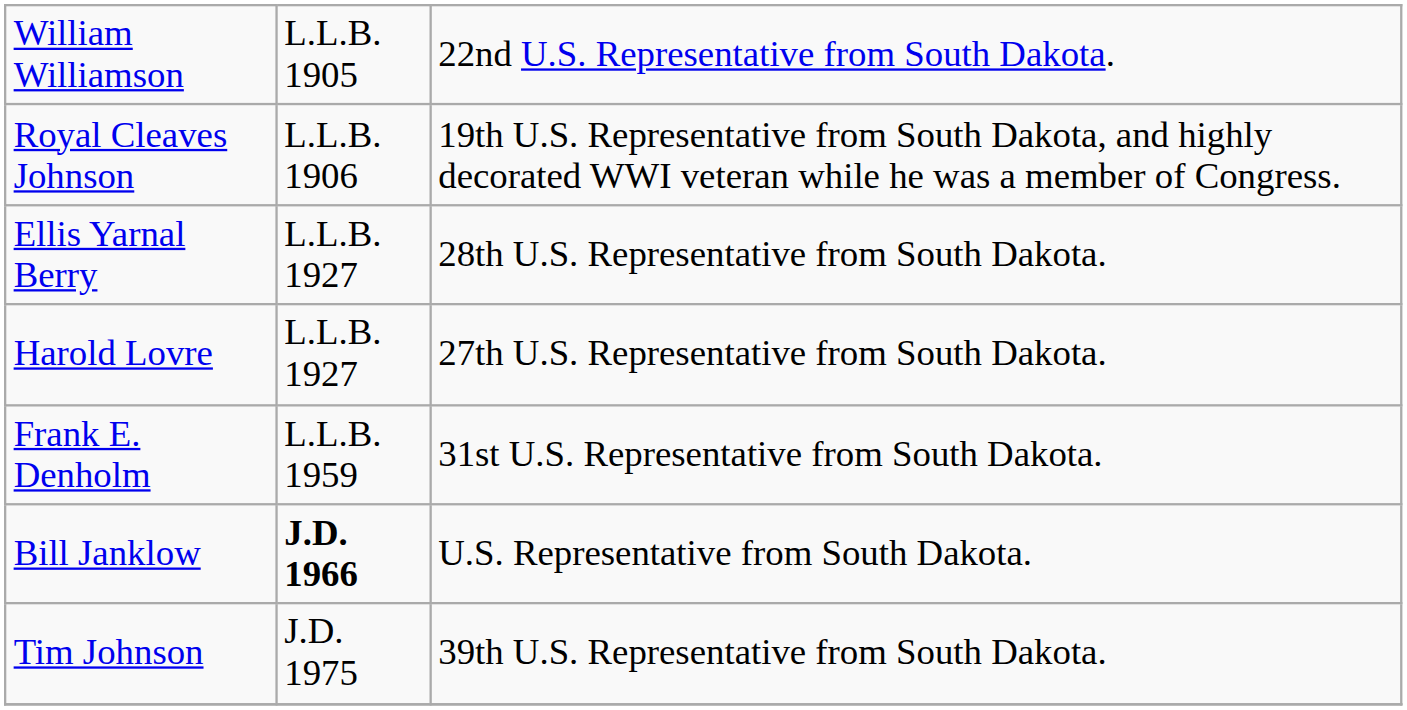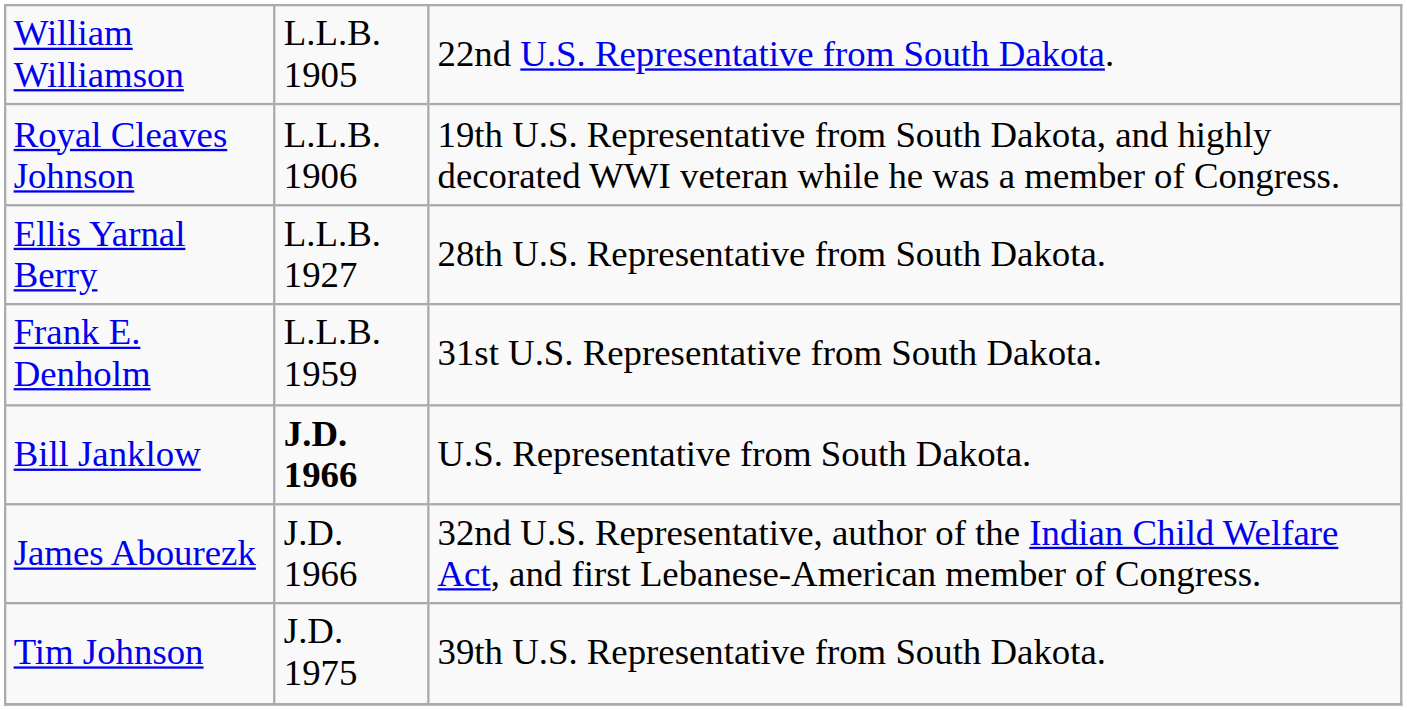- row: (113, 353)
+ row: (135, 553)
